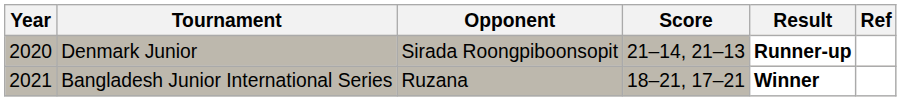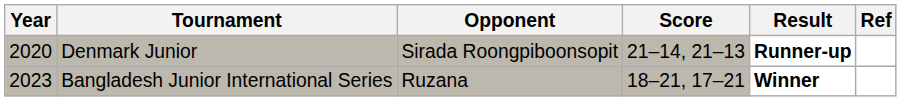(31, 81) 2021 -> (31, 81) 2023
